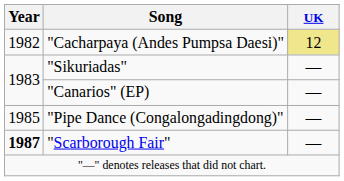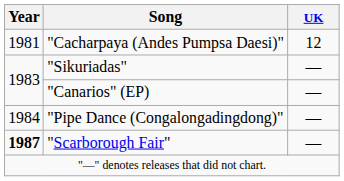(24, 42) 1982 -> (24, 42) 1981
(314, 42) khaki background -> (314, 42) no background
(24, 117) 1985 -> (24, 117) 1984
